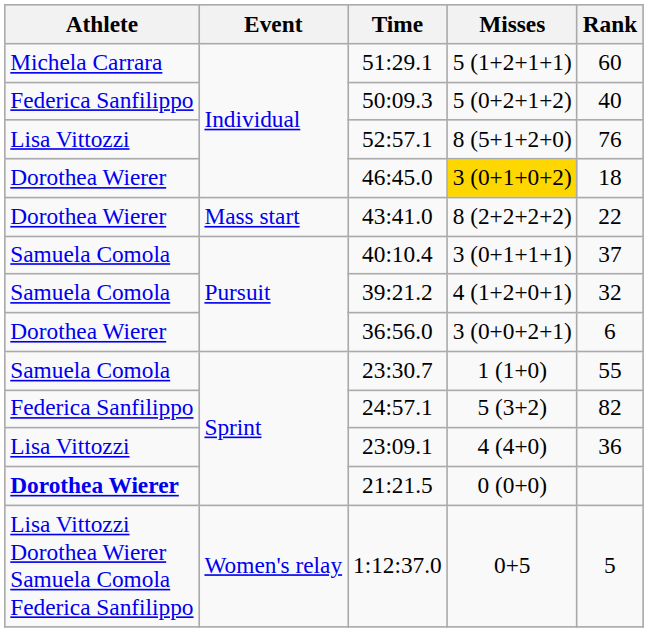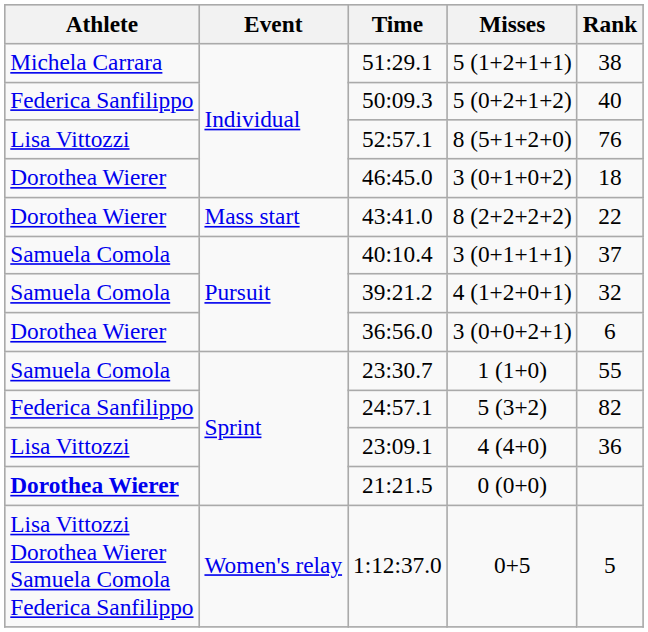(610, 62) 60 -> (610, 62) 38
(512, 178) gold background -> (512, 178) no background
